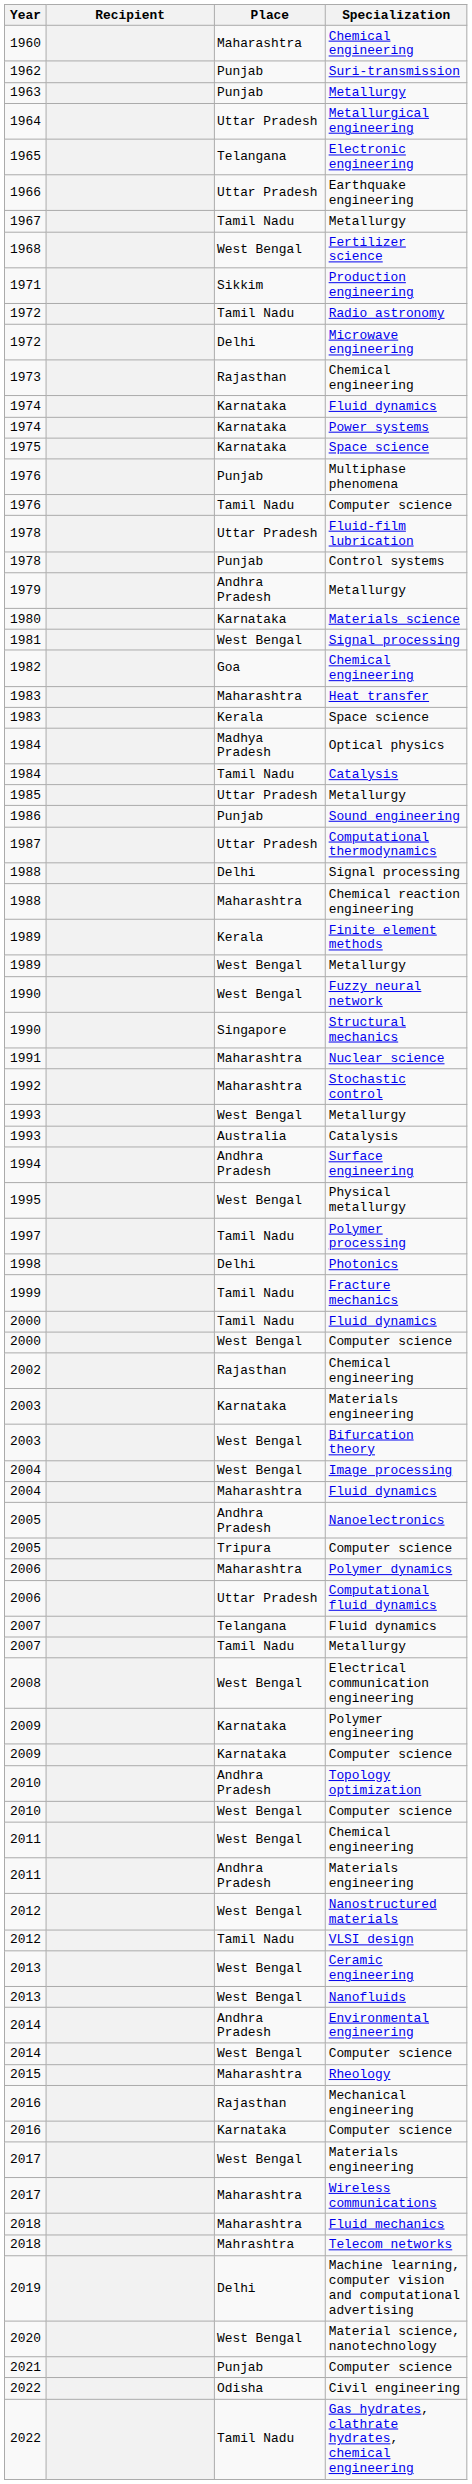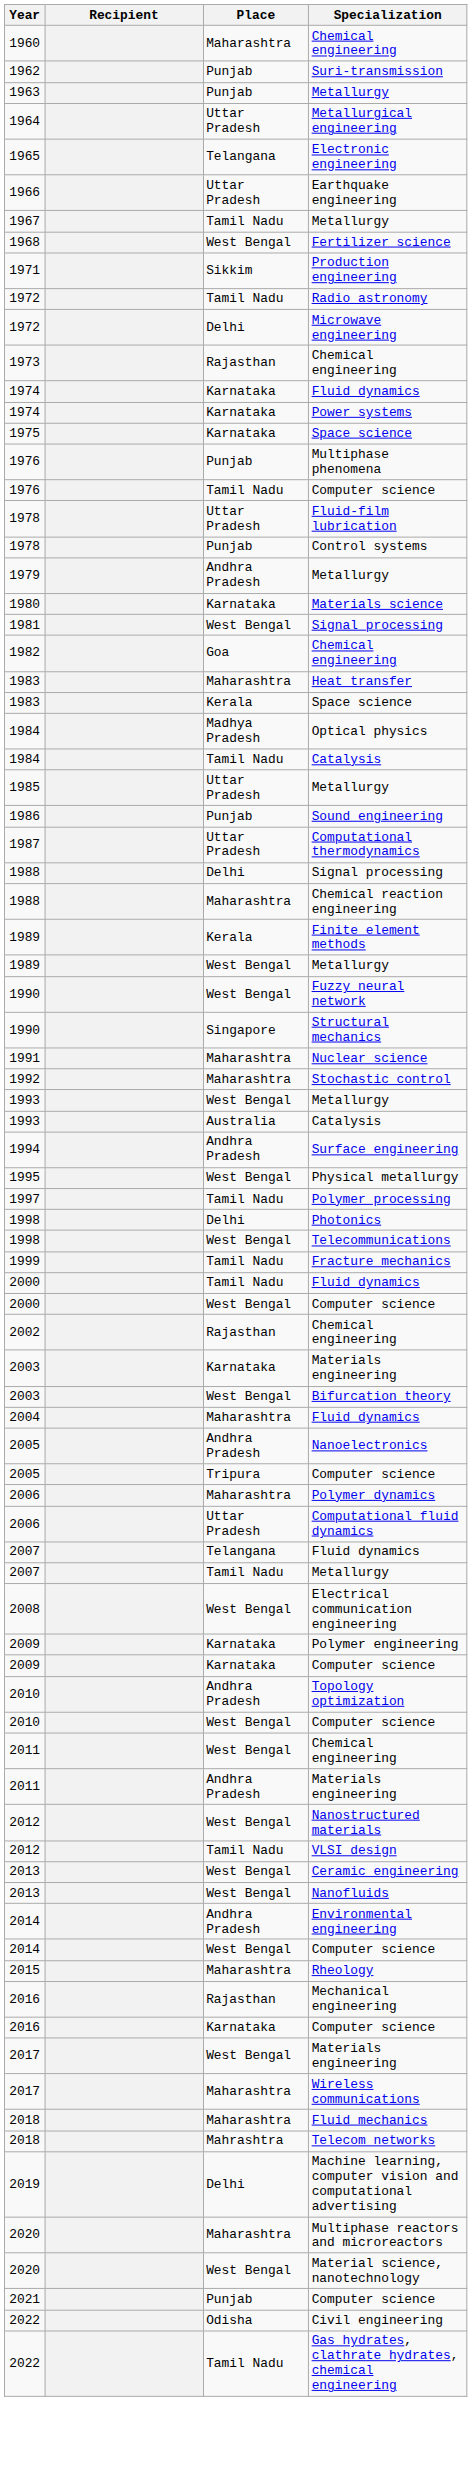+ row: (25, 1241)
- row: (25, 1471)
+ row: (25, 2235)
